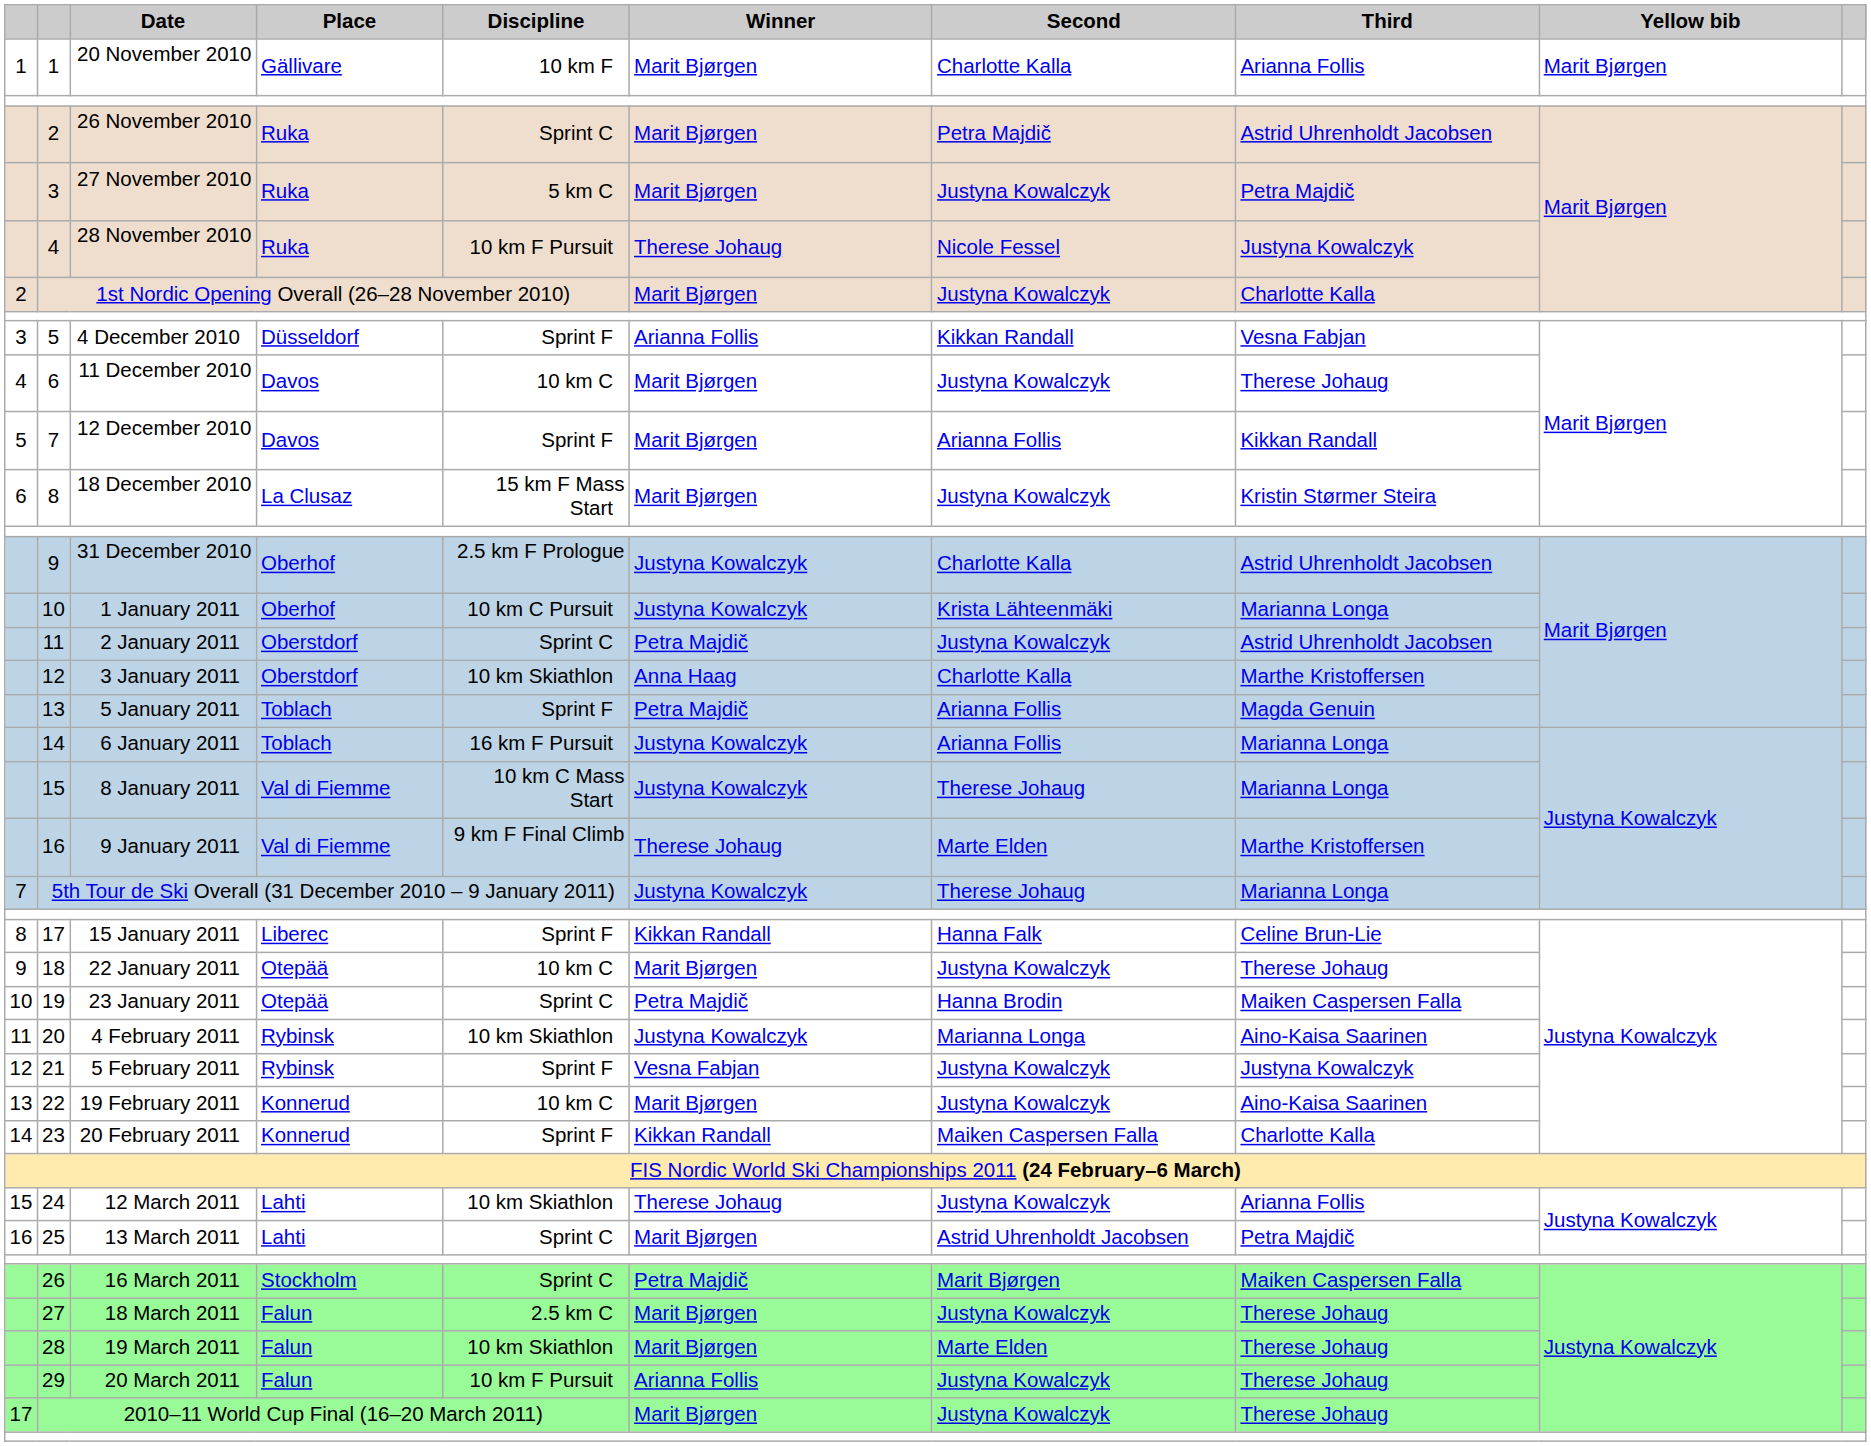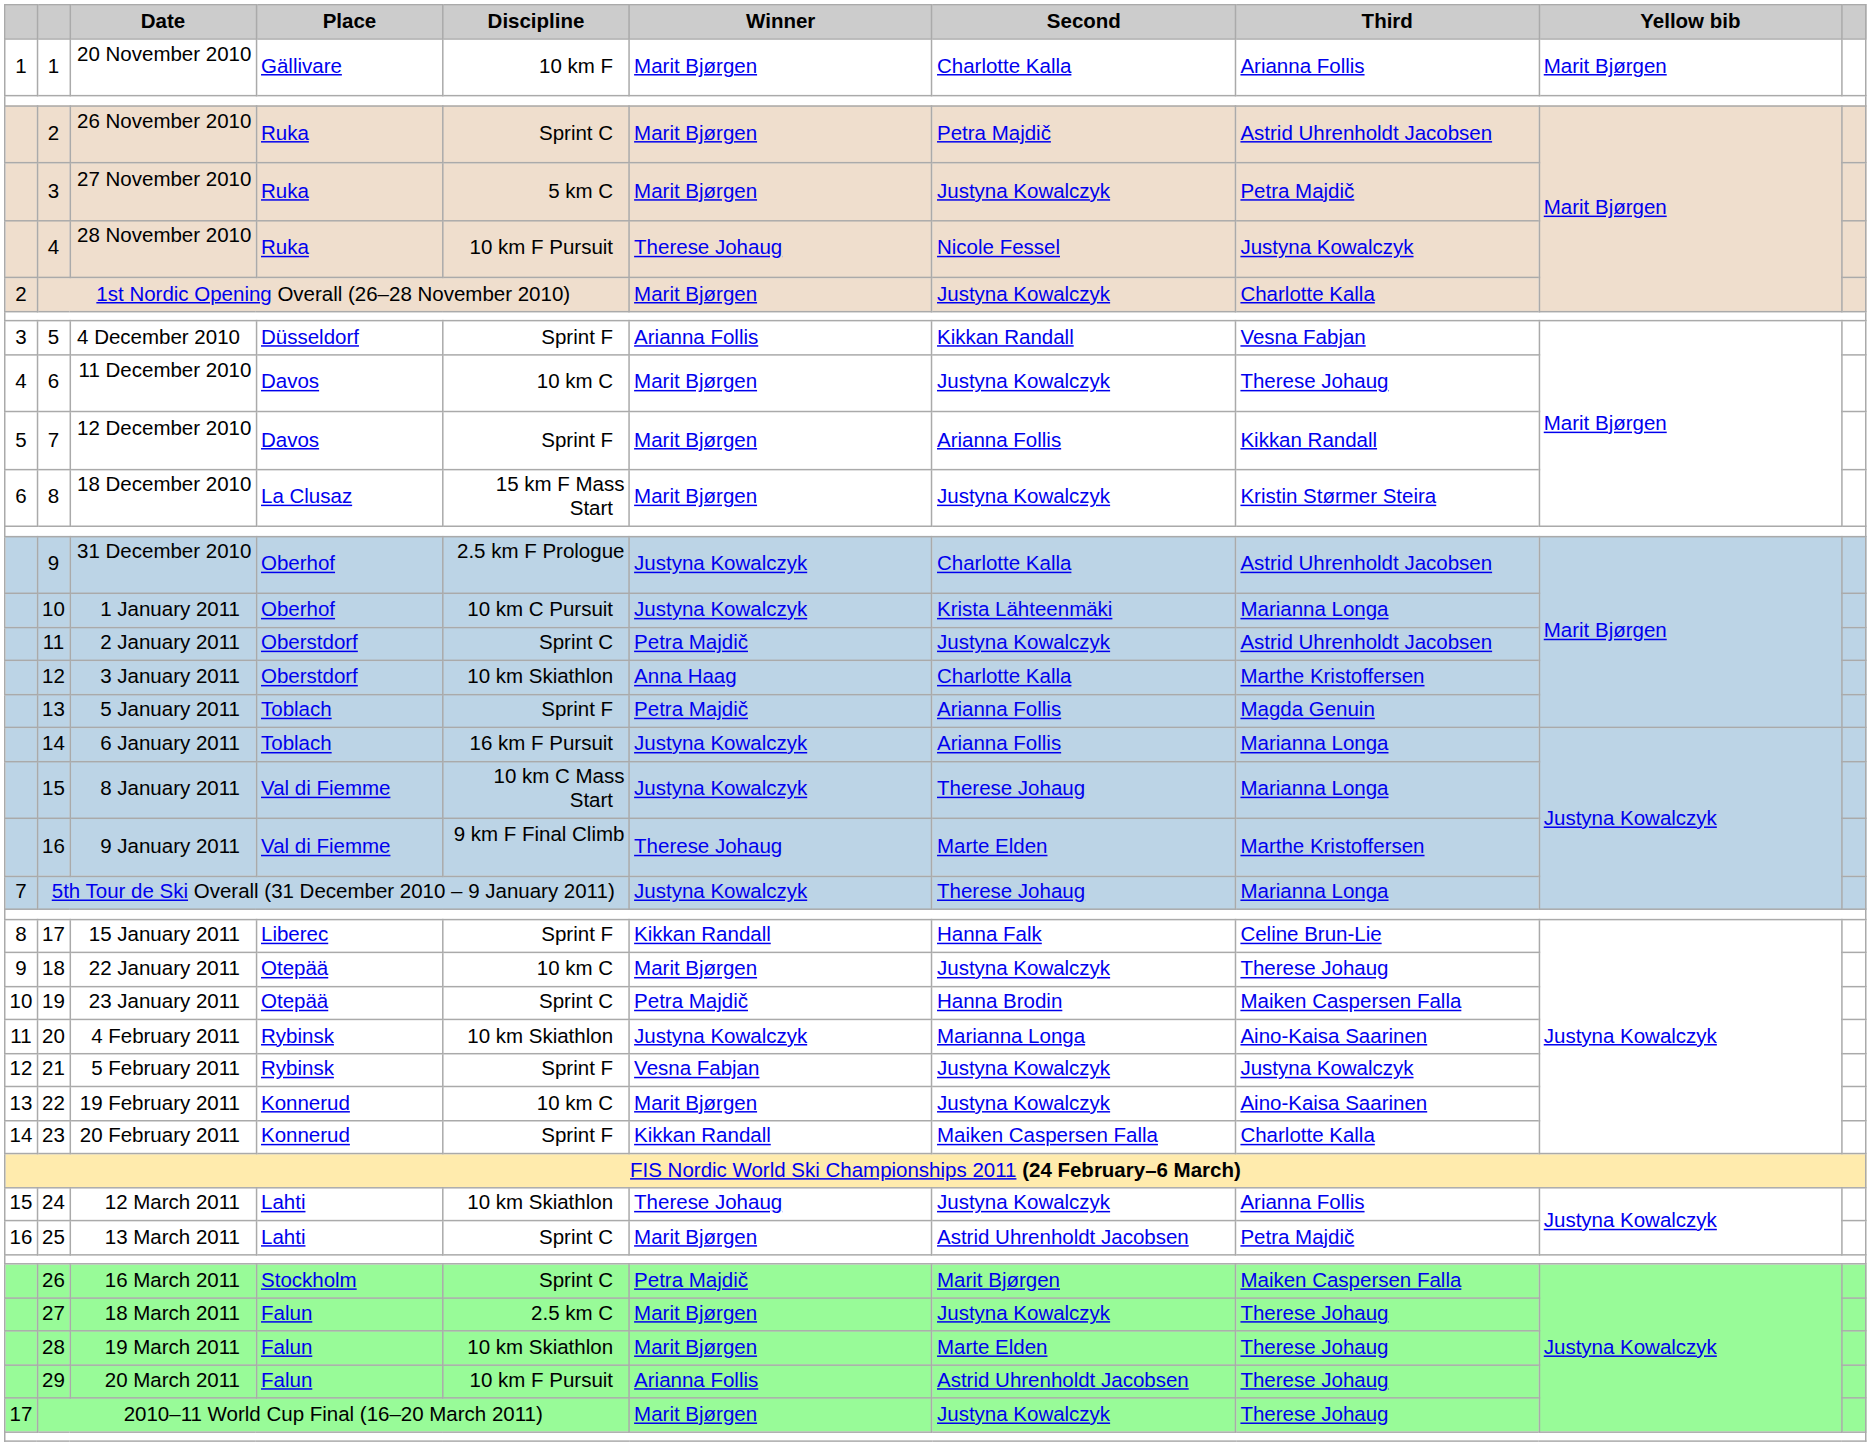(1024, 1380) Justyna Kowalczyk -> (1063, 1380) Astrid Uhrenholdt Jacobsen
